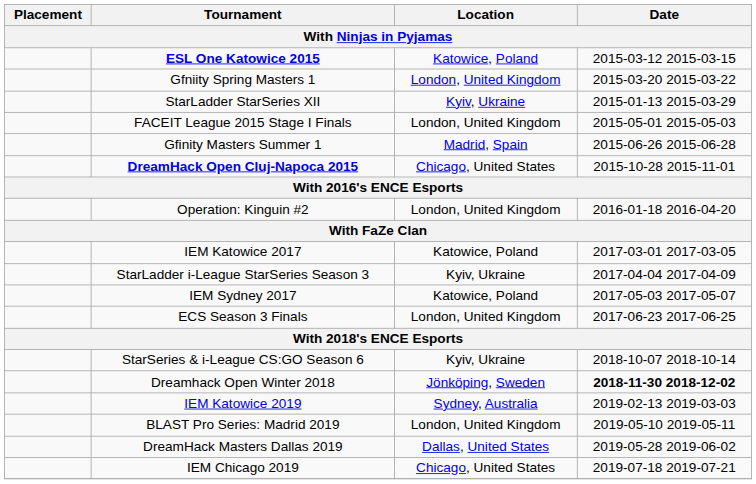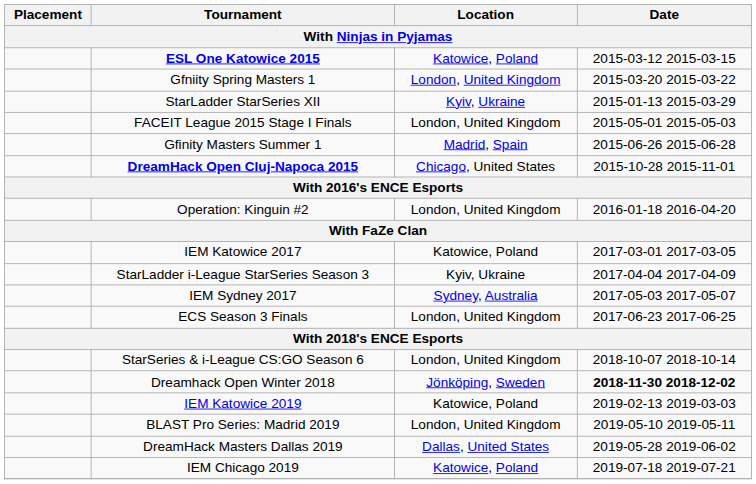(486, 295) Katowice, Poland -> (486, 295) Sydney, Australia
(486, 360) Kyiv, Ukraine -> (486, 360) London, United Kingdom
(486, 403) Sydney, Australia -> (486, 403) Katowice, Poland
(486, 468) Chicago, United States -> (486, 468) Katowice, Poland
